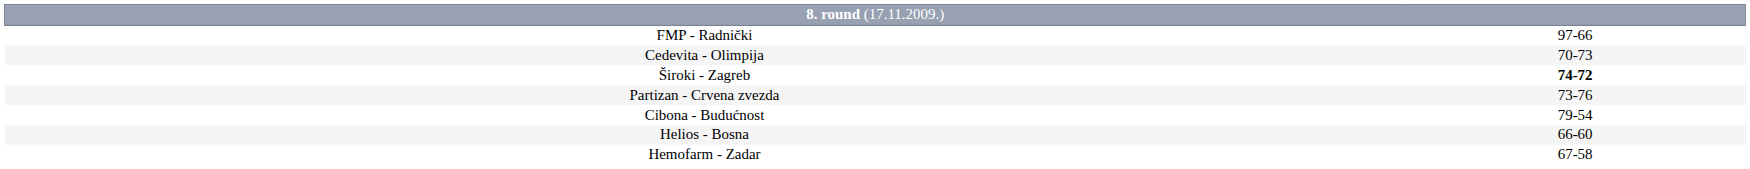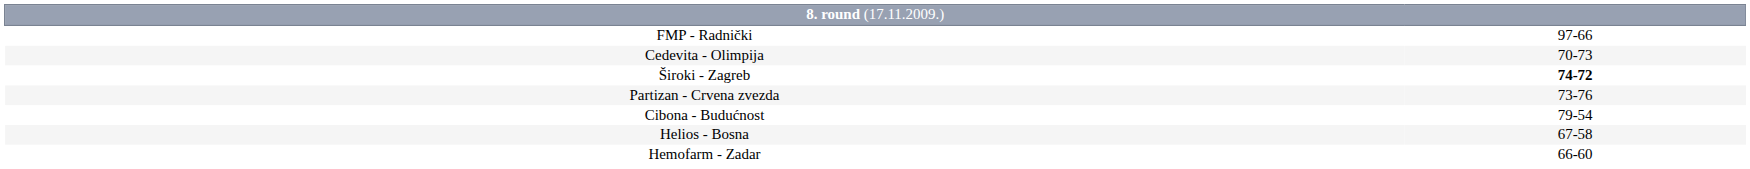(1575, 134) 66-60 -> (1575, 134) 67-58
(1575, 154) 67-58 -> (1575, 154) 66-60
